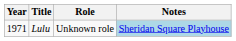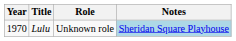(17, 28) 1971 -> (17, 28) 1970
